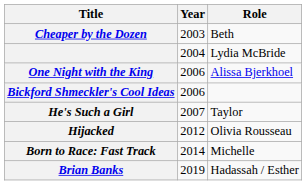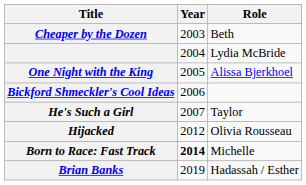(193, 72) 2006 -> (193, 72) 2005
(193, 151) normal -> (193, 151) bold
